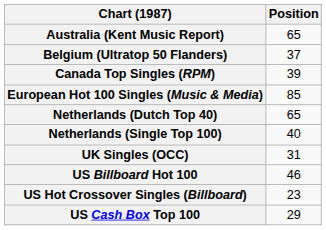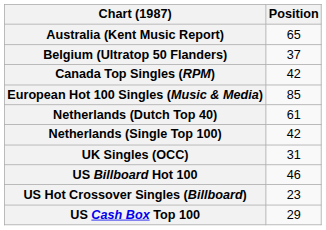(294, 74) 39 -> (294, 74) 42
(294, 114) 65 -> (294, 114) 61
(294, 134) 40 -> (294, 134) 42
